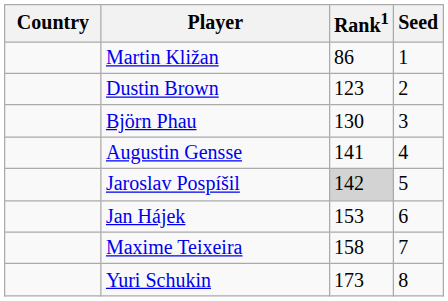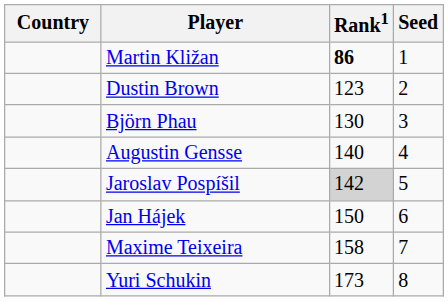(344, 57) normal -> (344, 57) bold
(349, 152) 141 -> (349, 152) 140
(349, 216) 153 -> (349, 216) 150
